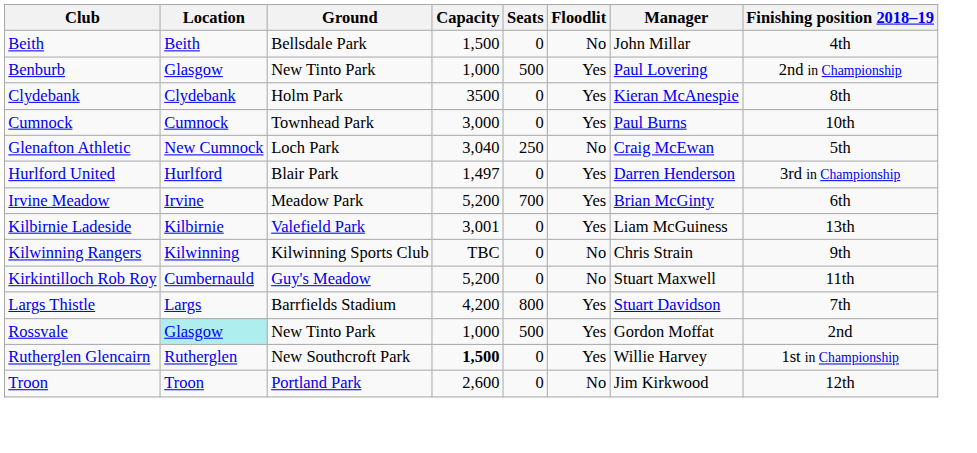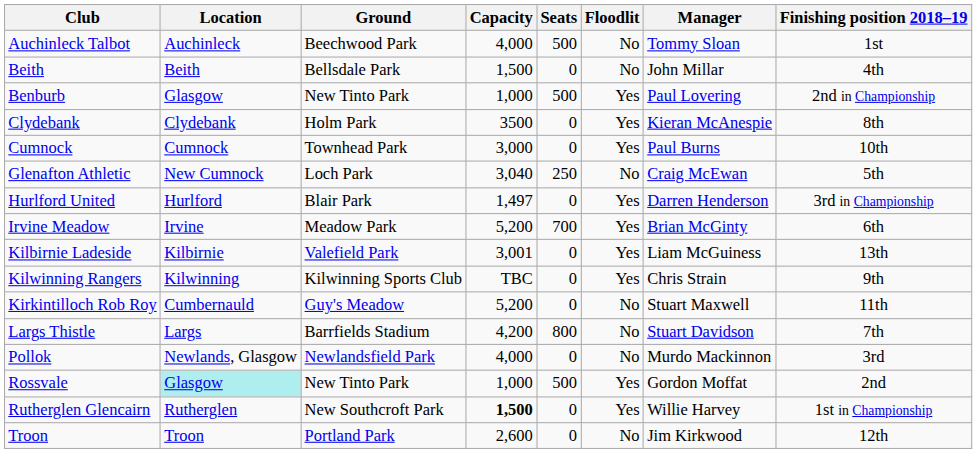+ row: (69, 43)
(596, 252) No -> (628, 278) Yes
(594, 305) Yes -> (630, 331) No
+ row: (30, 357)
